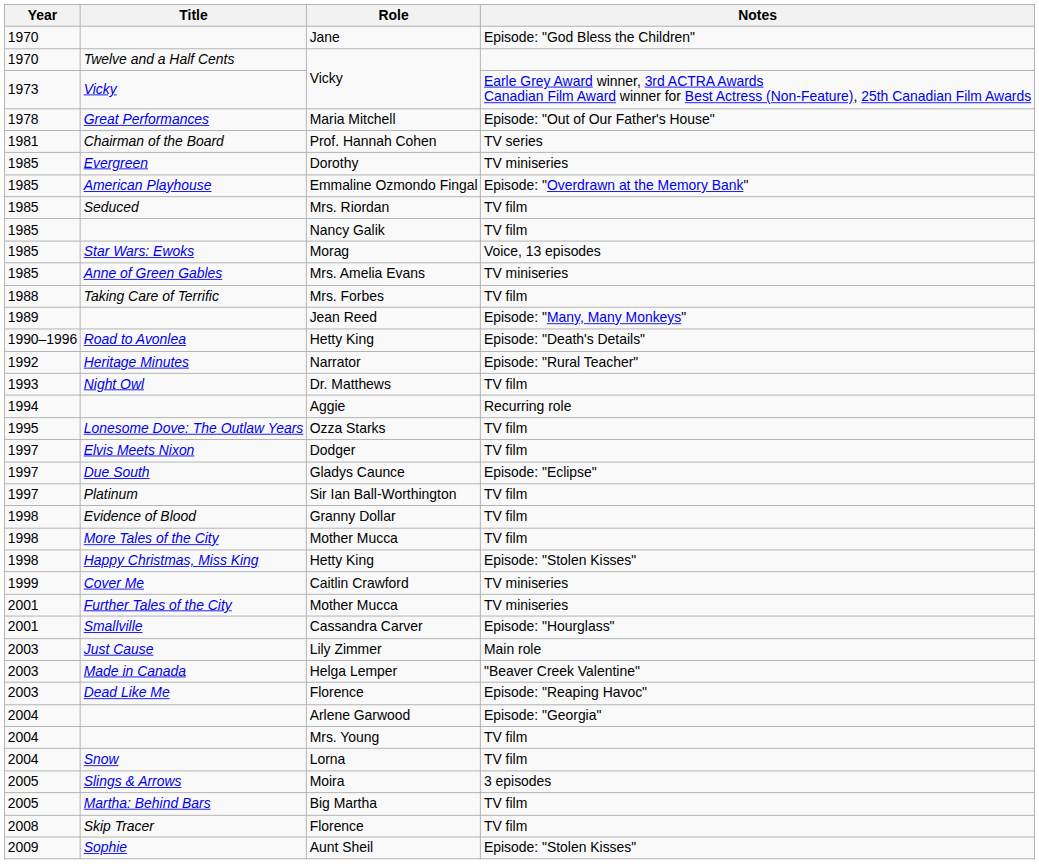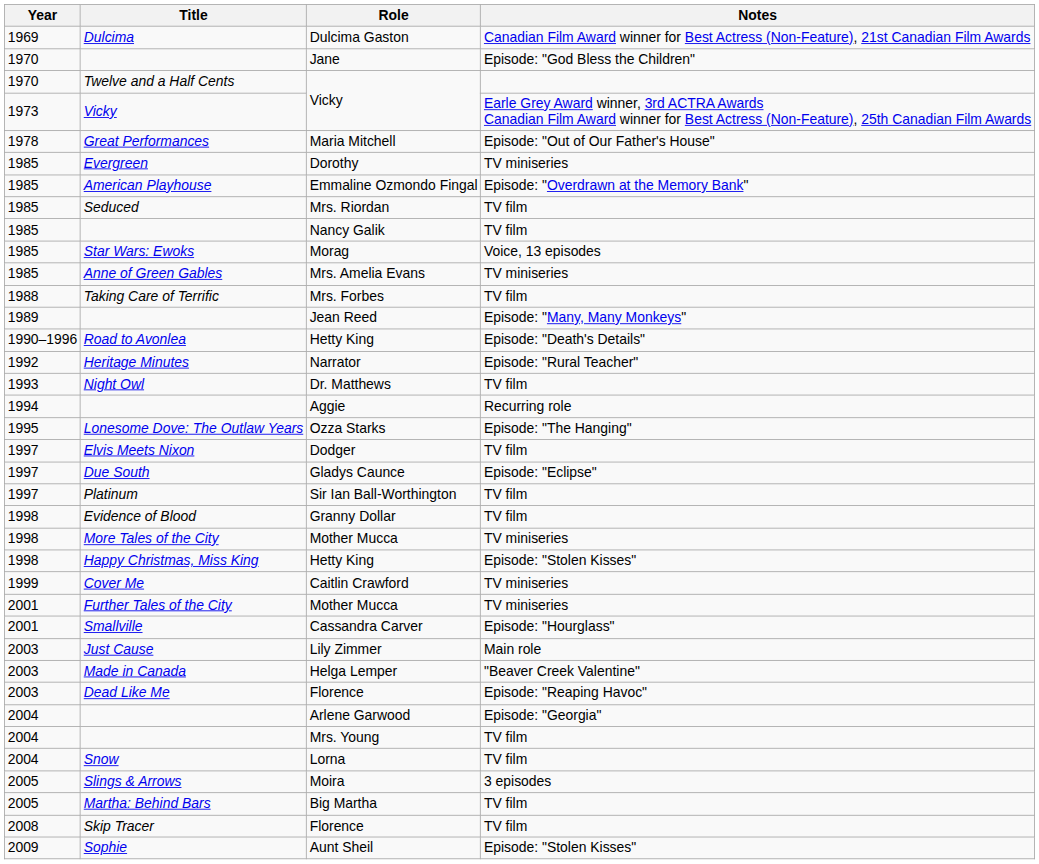+ row: (109, 37)
- row: (154, 141)
(506, 428) TV film -> (558, 428) Episode: "The Hanging"
(506, 538) TV film -> (526, 538) TV miniseries
